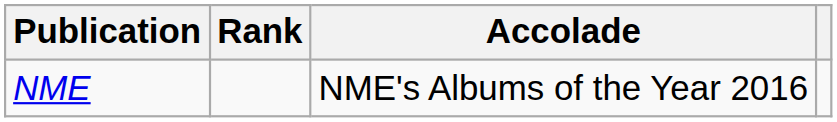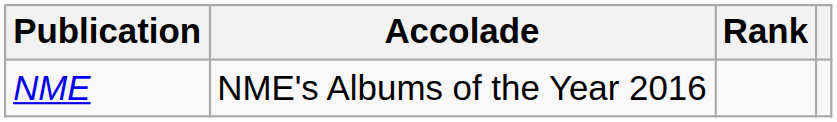columns swapped: (563, 32) <-> (260, 32)
